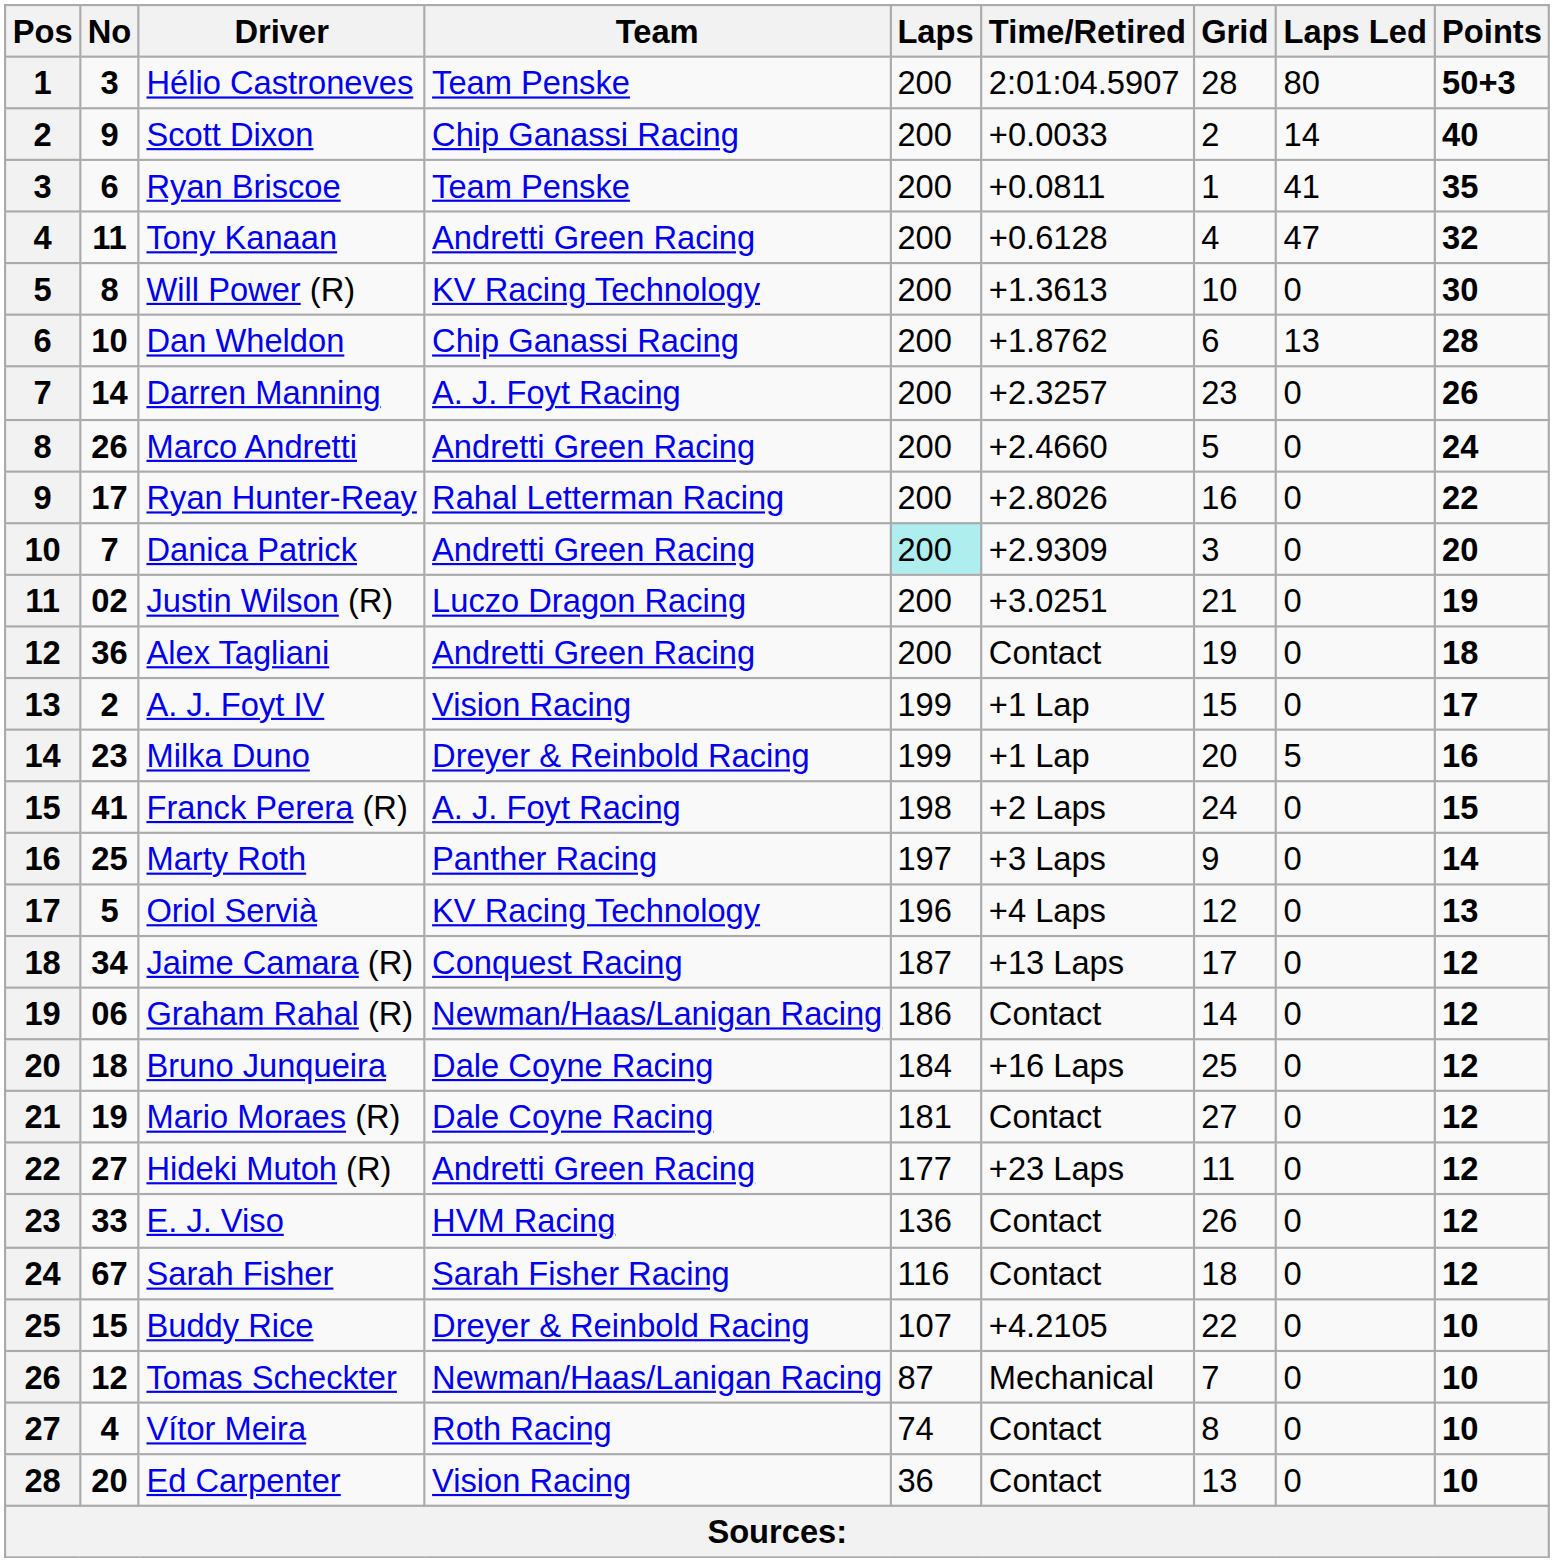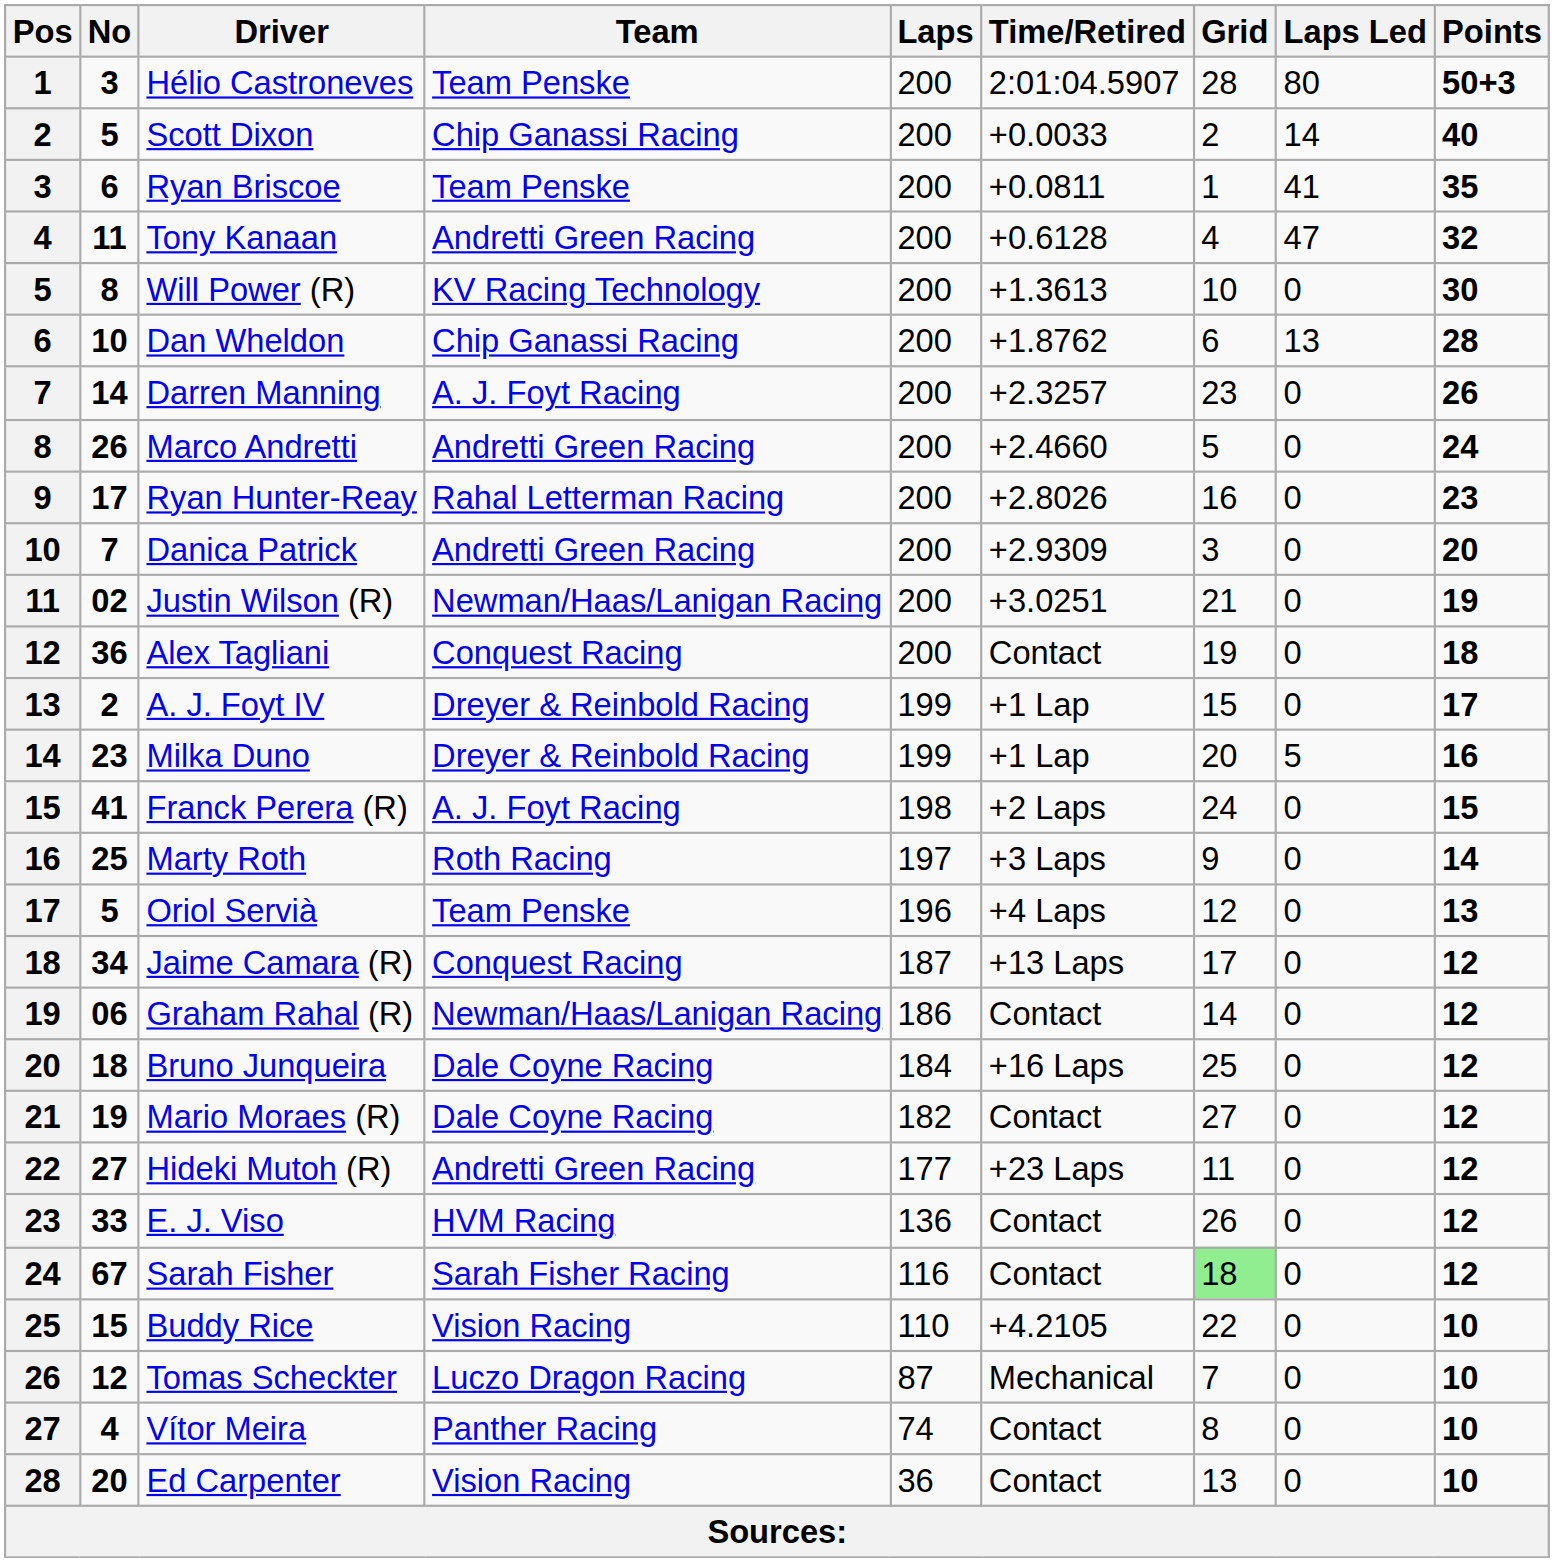(110, 135) 9 -> (110, 135) 5
(1460, 497) 22 -> (1460, 497) 23
(925, 548) paleturquoise background -> (925, 548) no background
(589, 600) Luczo Dragon Racing -> (657, 600) Newman/Haas/Lanigan Racing
(594, 652) Andretti Green Racing -> (557, 652) Conquest Racing
(532, 704) Vision Racing -> (621, 704) Dreyer & Reinbold Racing
(545, 859) Panther Racing -> (522, 859) Roth Racing
(596, 911) KV Racing Technology -> (531, 911) Team Penske
(925, 1118) 181 -> (925, 1118) 182
(1219, 1273) no background -> (1219, 1273) lightgreen background
(621, 1324) Dreyer & Reinbold Racing -> (532, 1324) Vision Racing
(925, 1324) 107 -> (923, 1324) 110
(657, 1376) Newman/Haas/Lanigan Racing -> (589, 1376) Luczo Dragon Racing
(522, 1428) Roth Racing -> (545, 1428) Panther Racing
